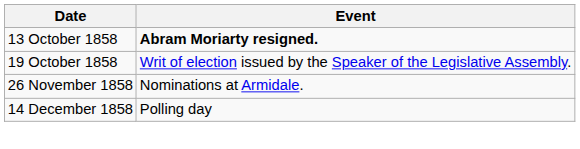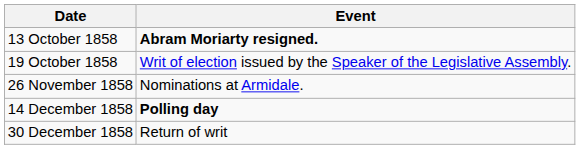(176, 109) normal -> (179, 109) bold
+ row: (70, 132)
